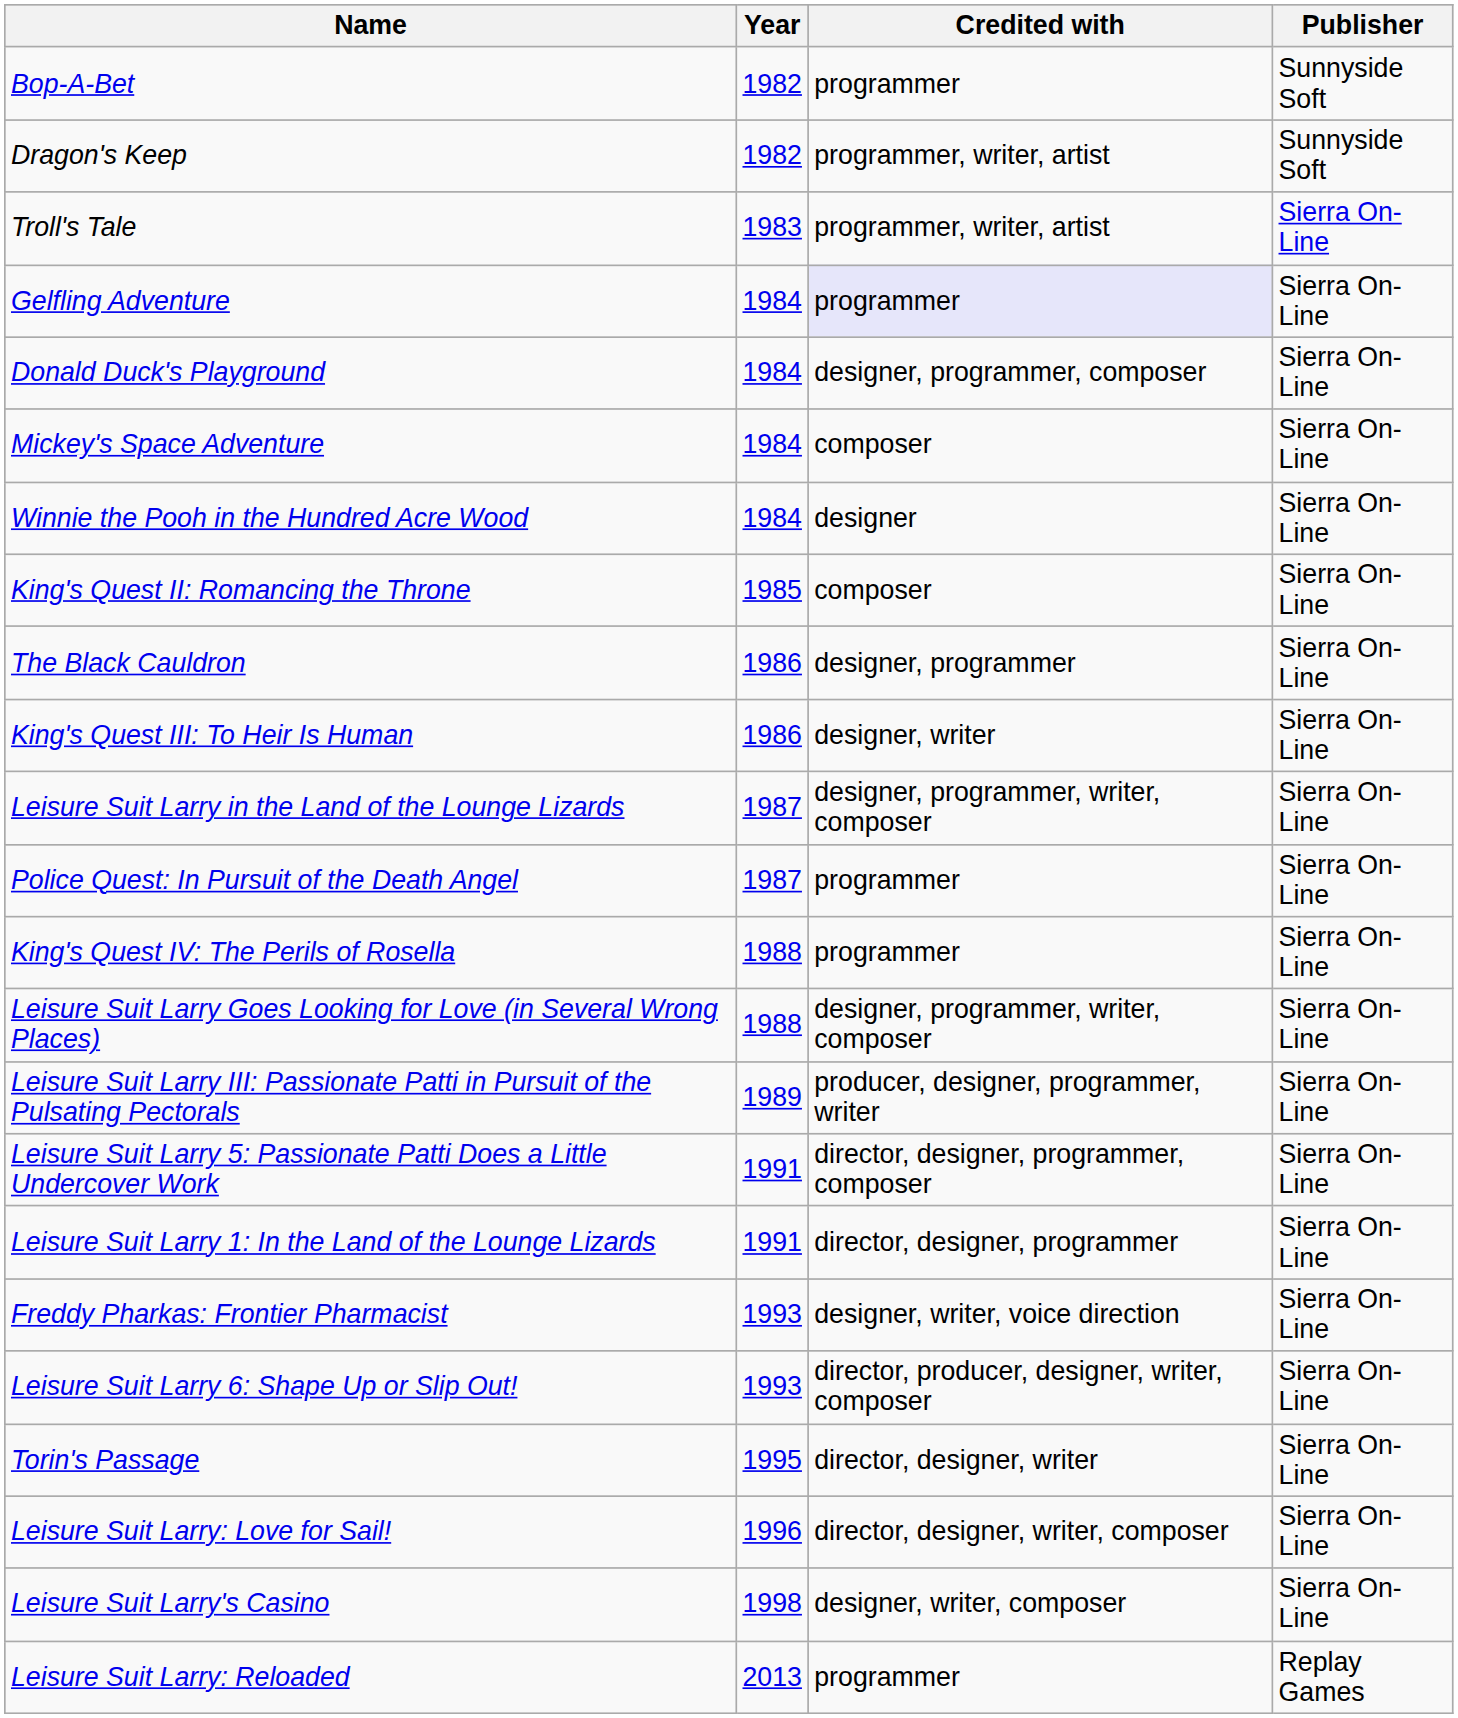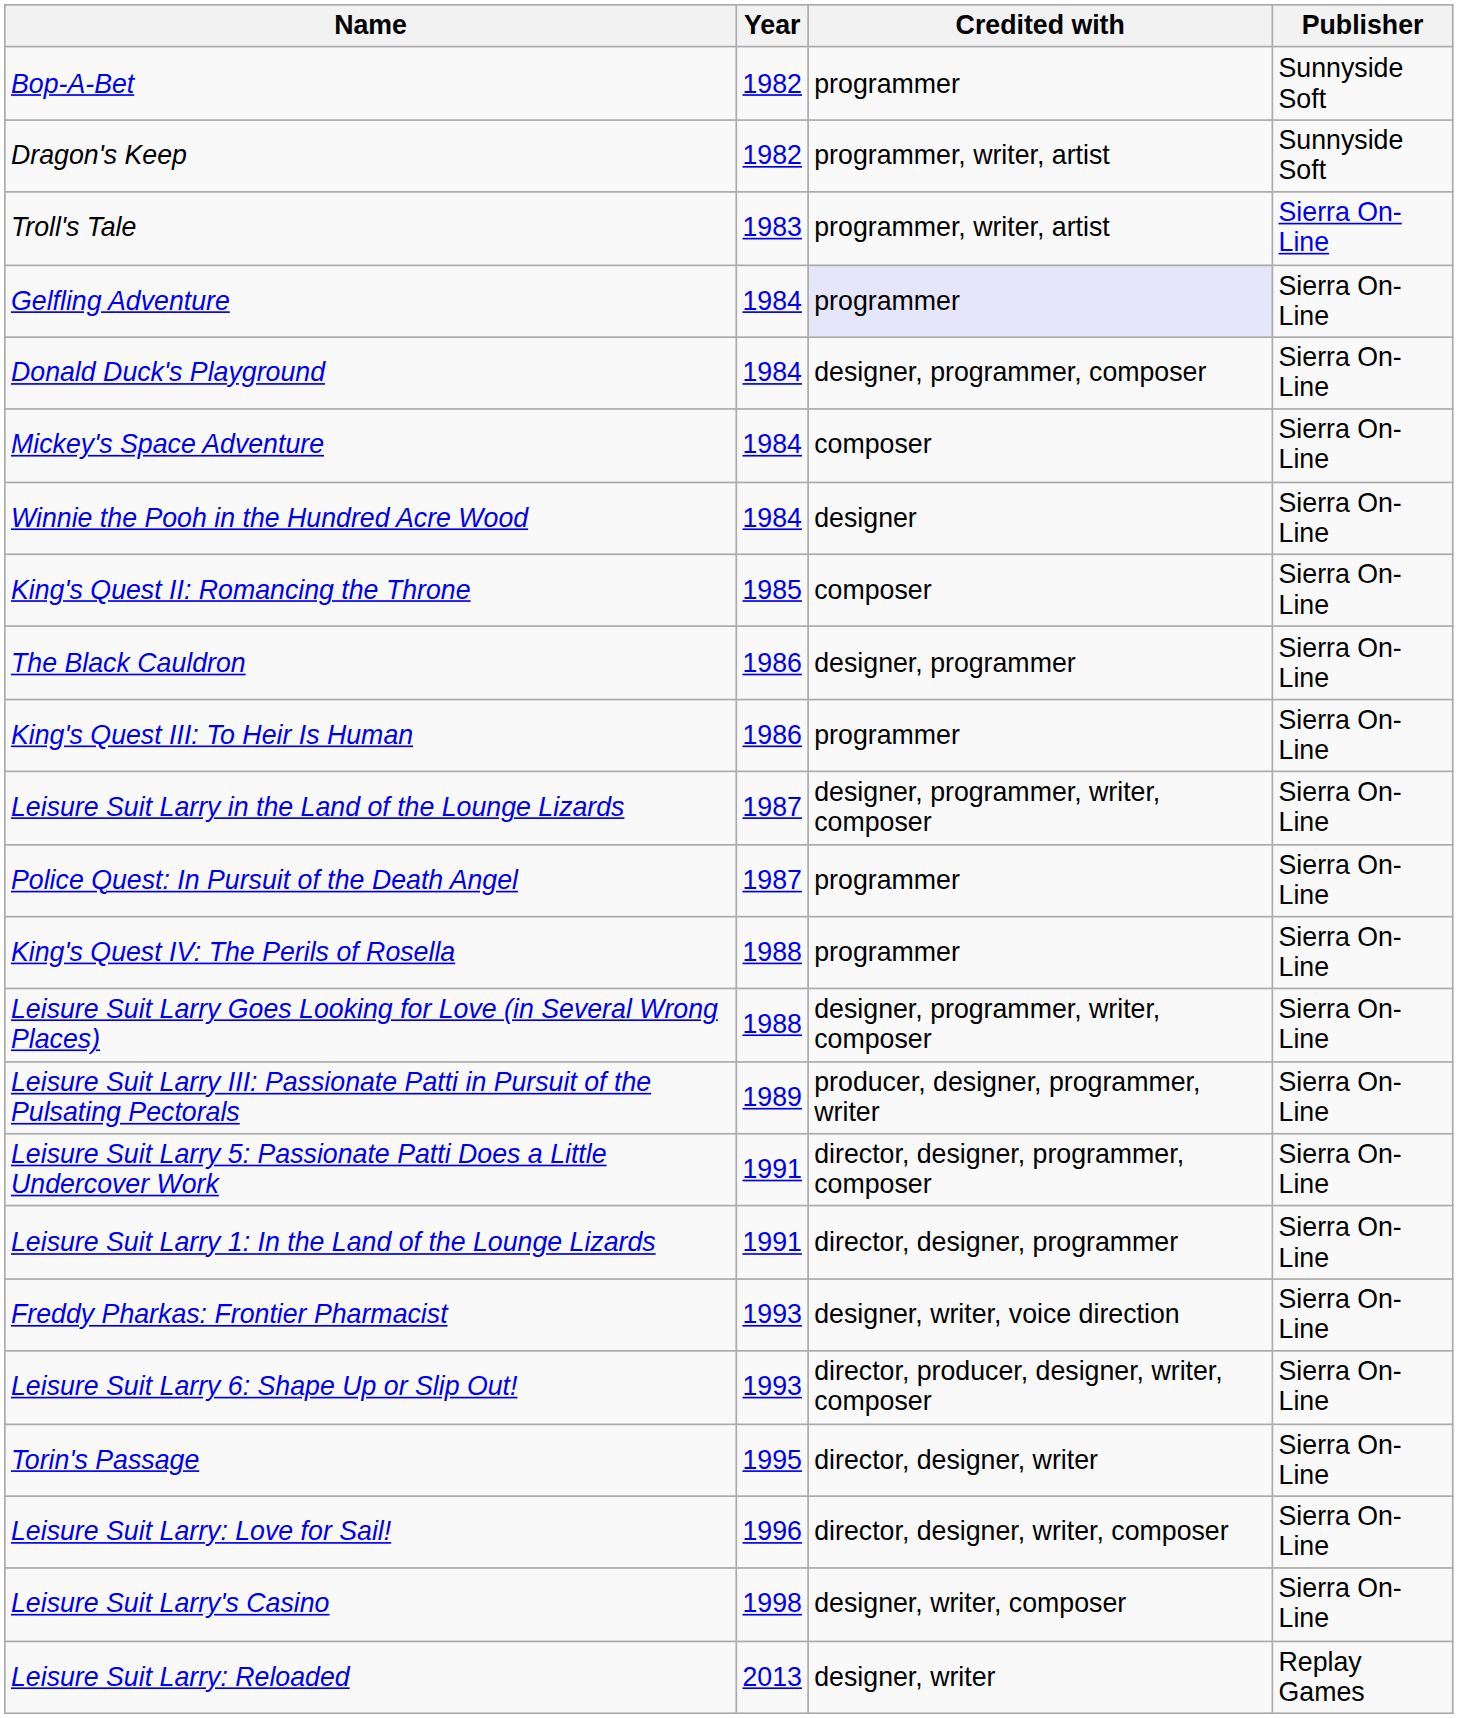(905, 735) designer, writer -> (887, 735) programmer
(887, 1676) programmer -> (905, 1676) designer, writer
